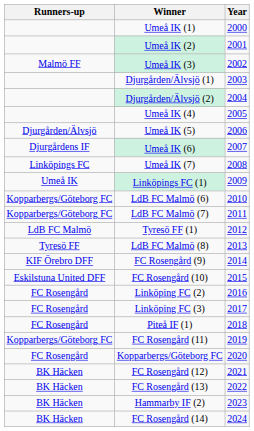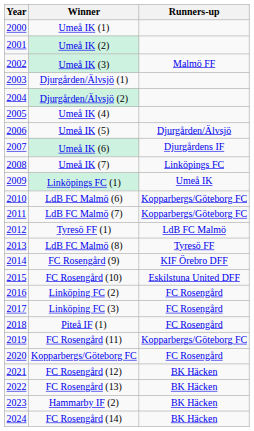columns swapped: (237, 12) <-> (59, 12)
